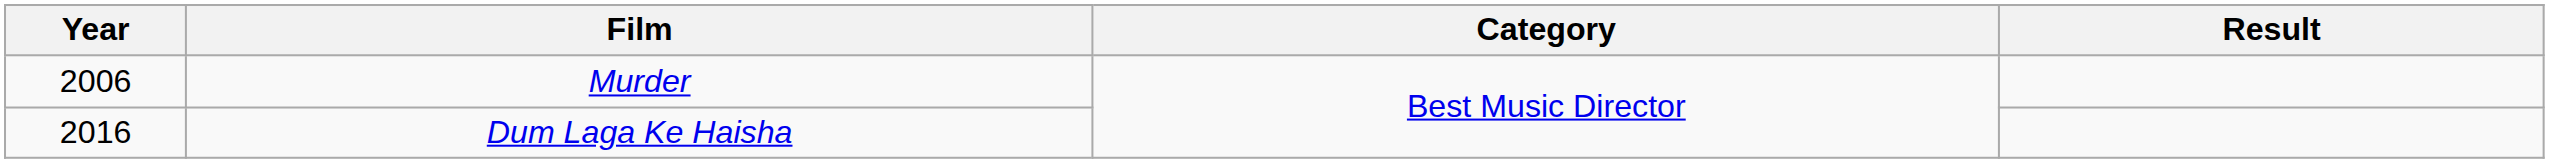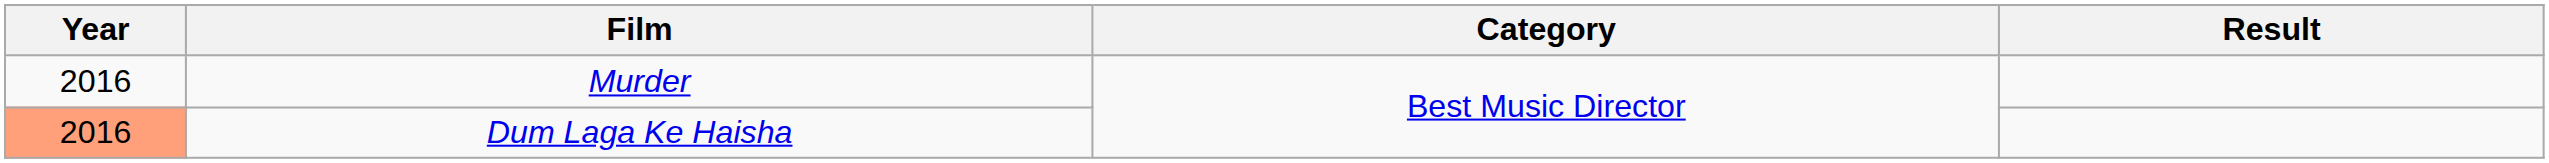(96, 81) 2006 -> (96, 81) 2016
(96, 132) no background -> (96, 132) lightsalmon background
